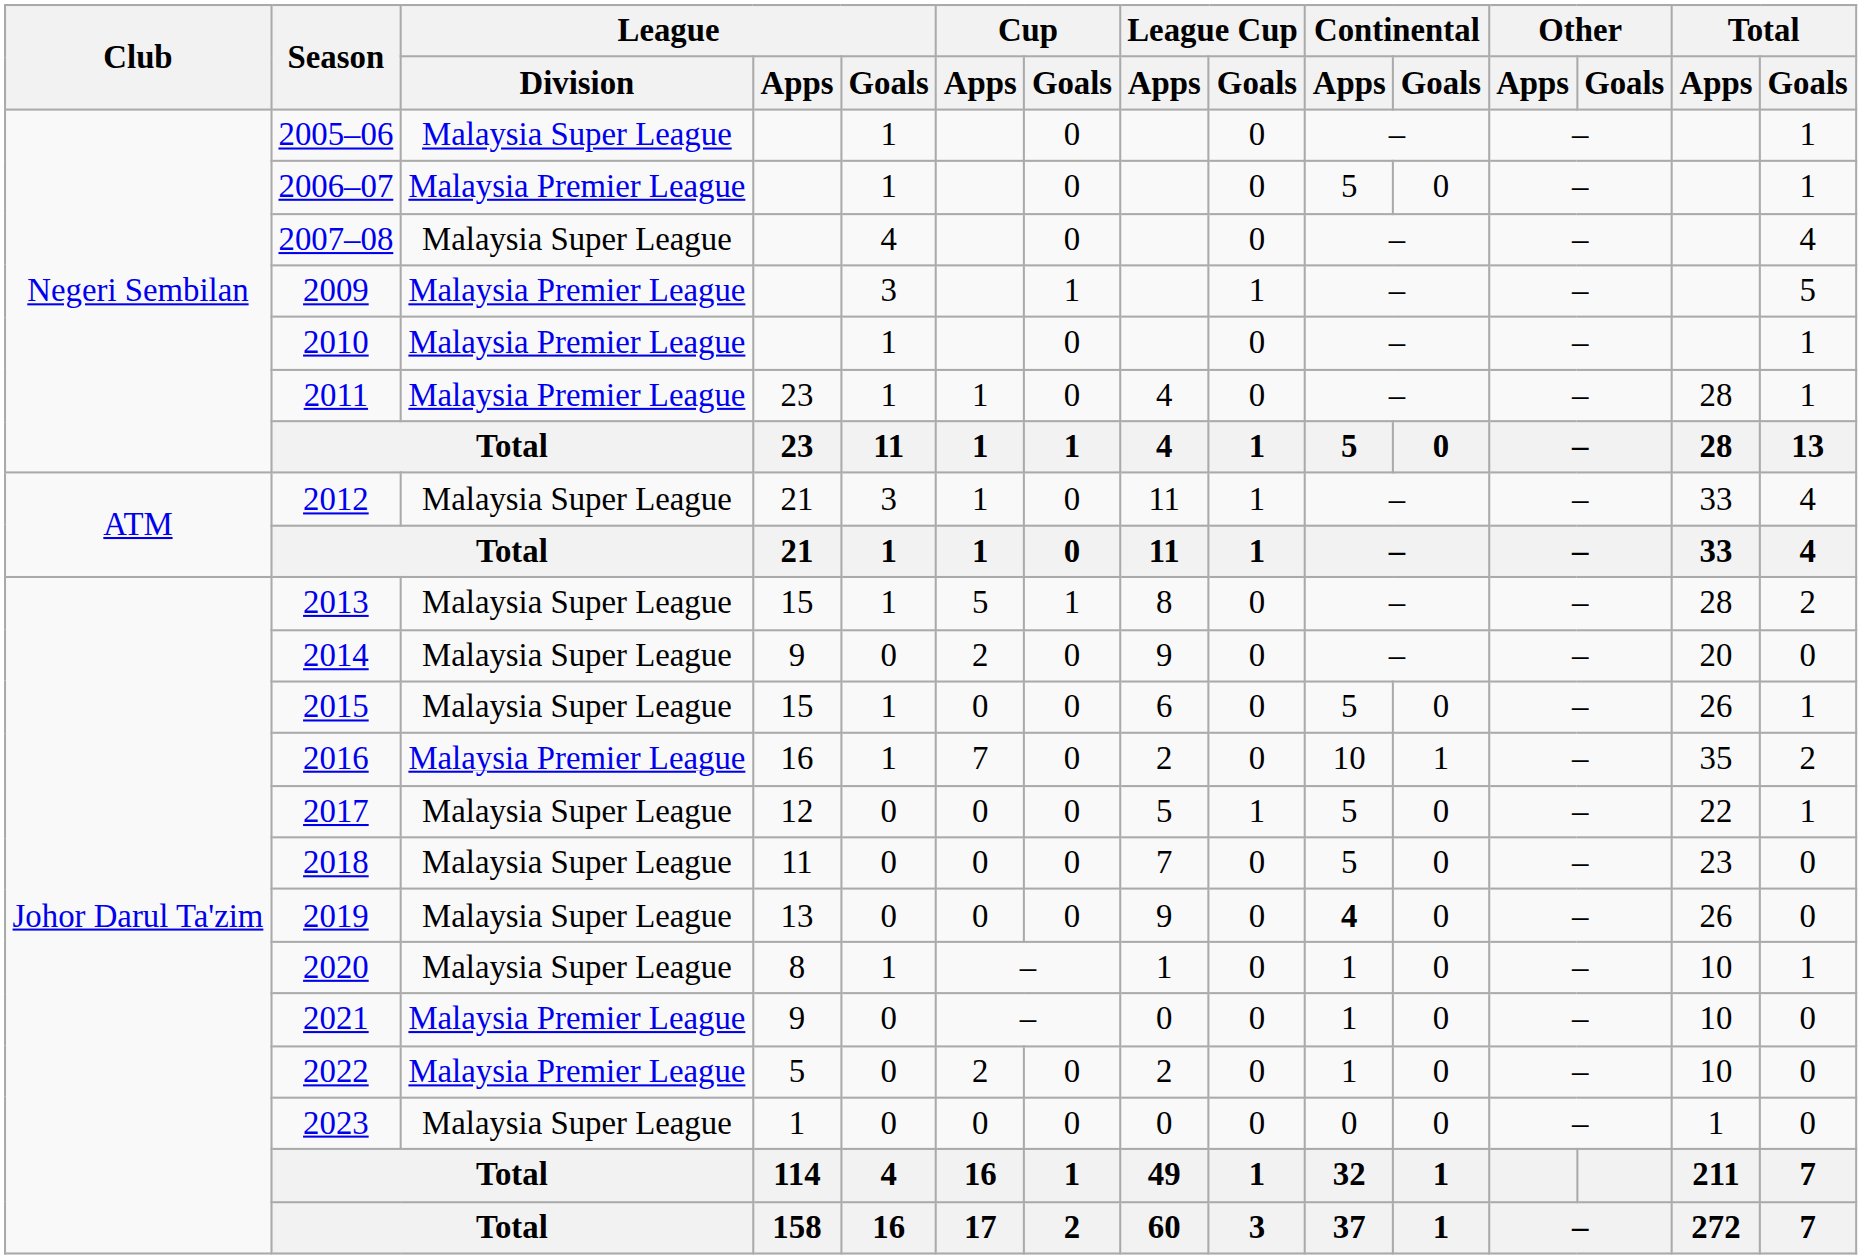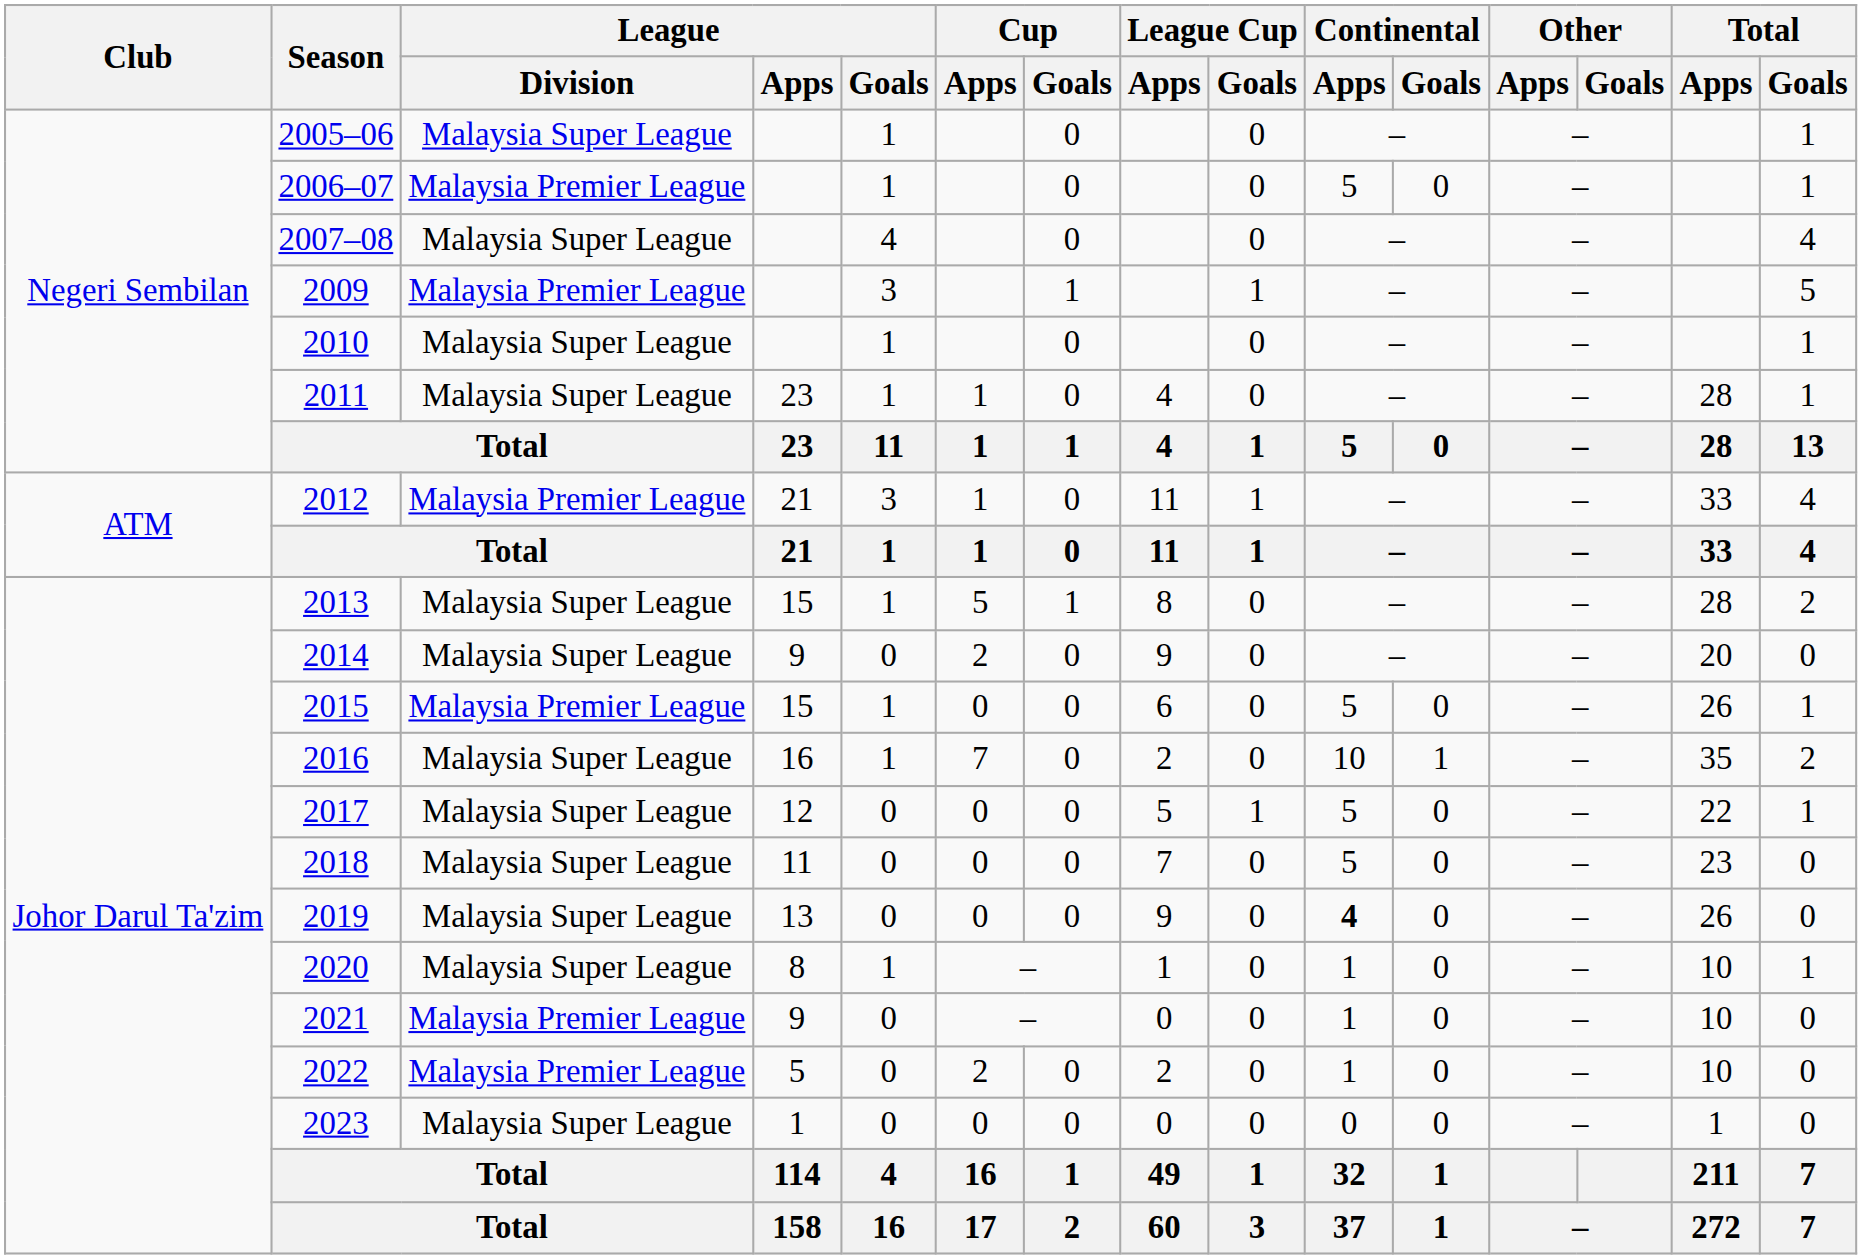(577, 342) Malaysia Premier League -> (577, 342) Malaysia Super League
(577, 394) Malaysia Premier League -> (577, 394) Malaysia Super League
(577, 498) Malaysia Super League -> (577, 498) Malaysia Premier League
(577, 706) Malaysia Super League -> (577, 706) Malaysia Premier League
(577, 758) Malaysia Premier League -> (577, 758) Malaysia Super League
